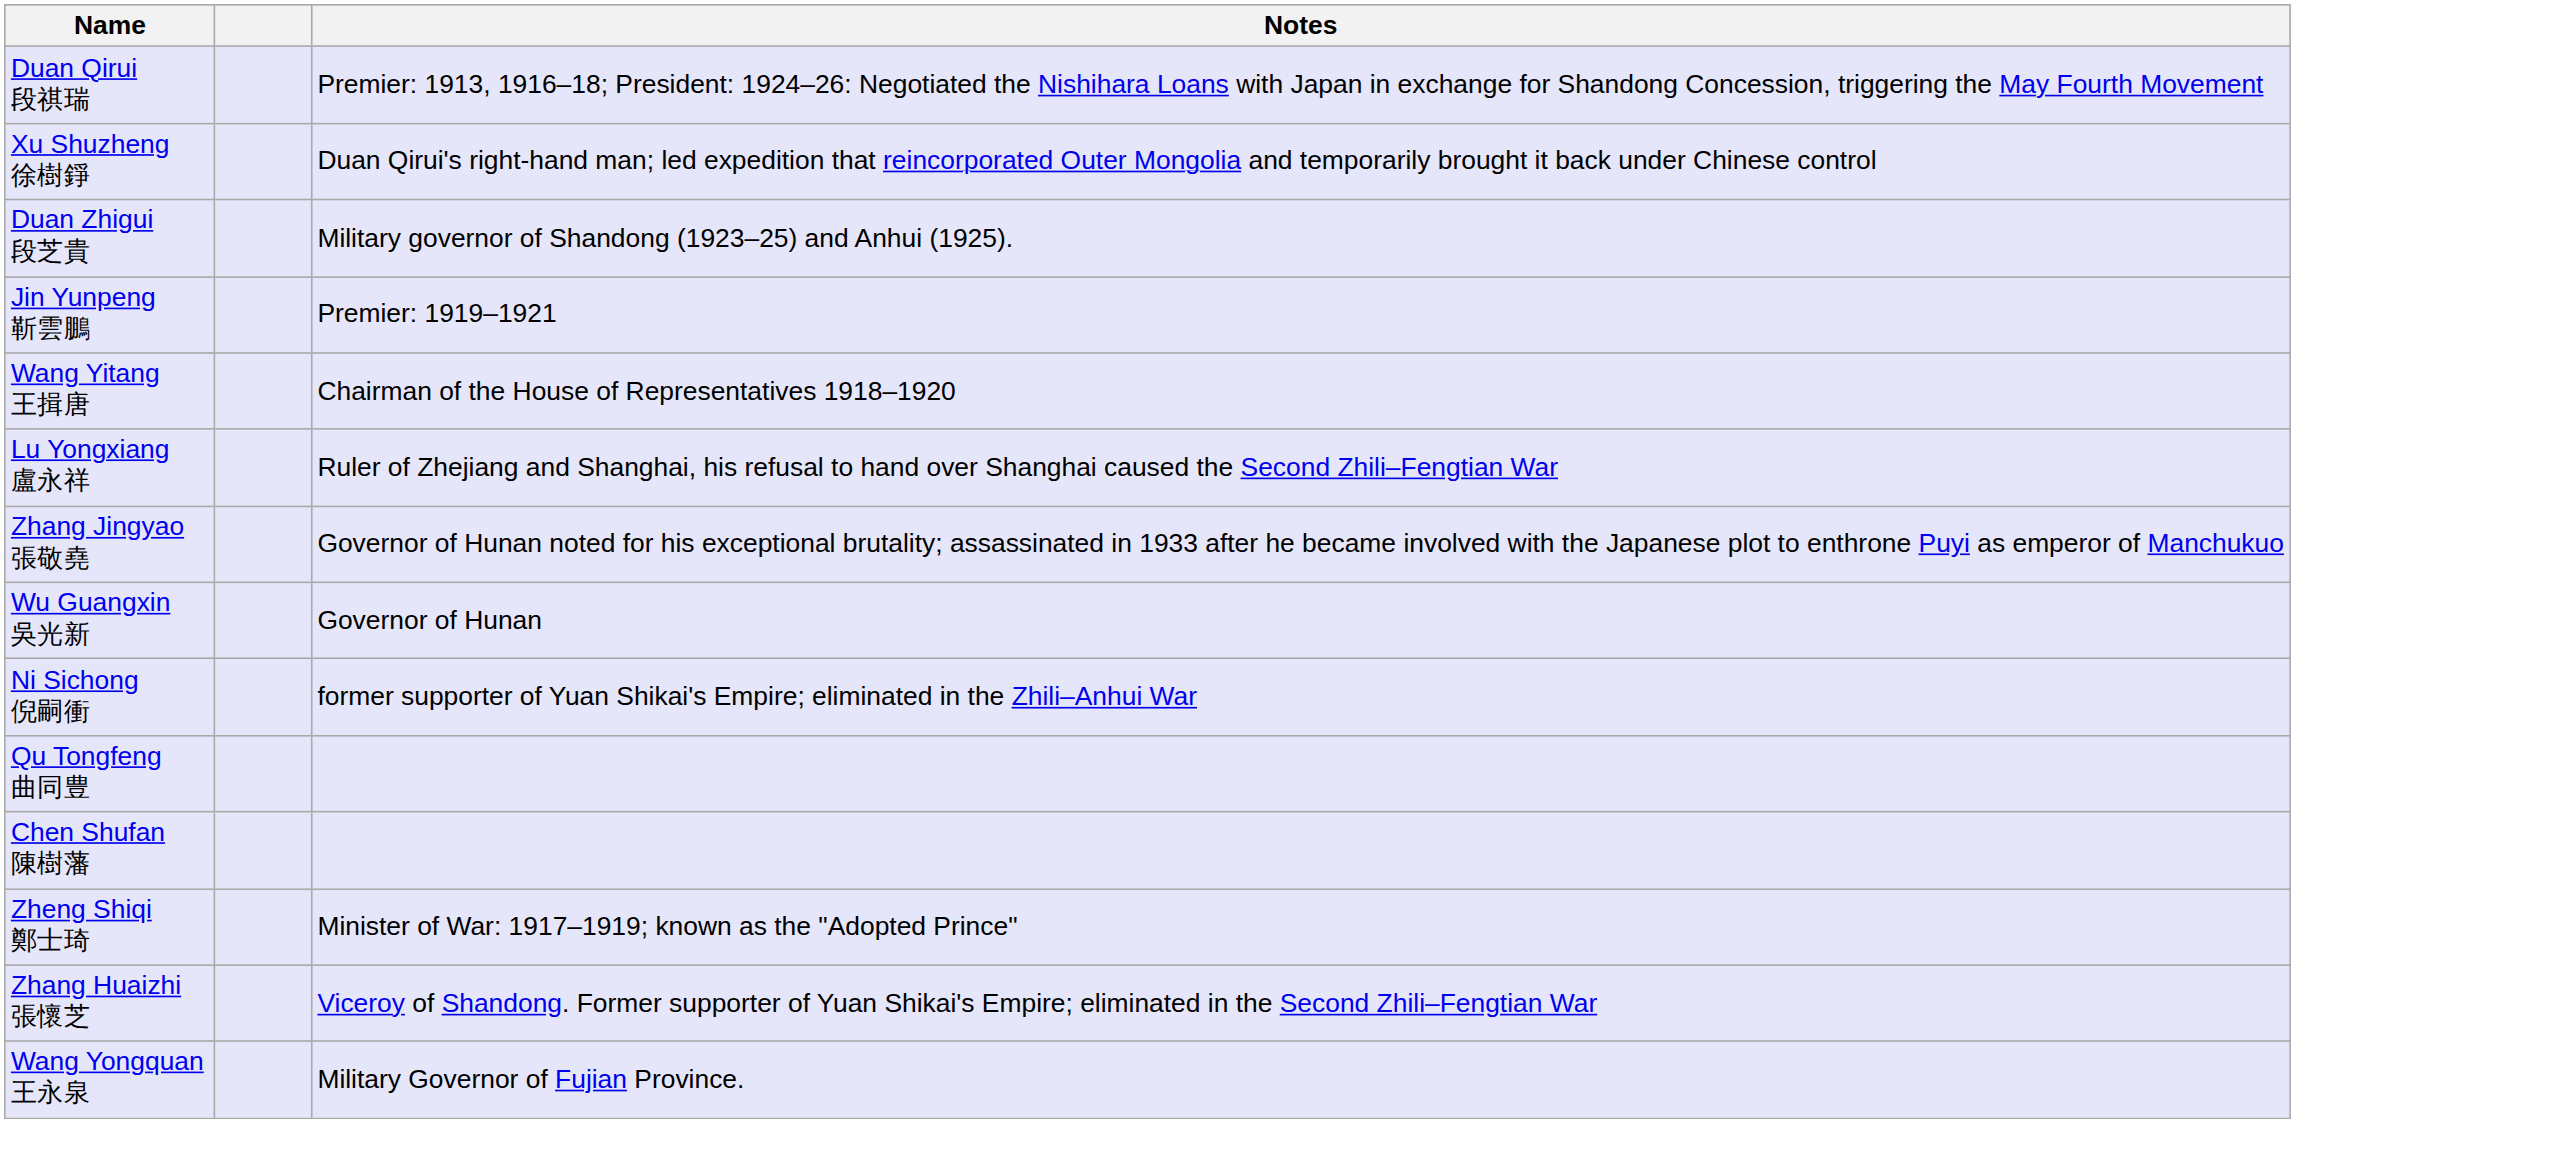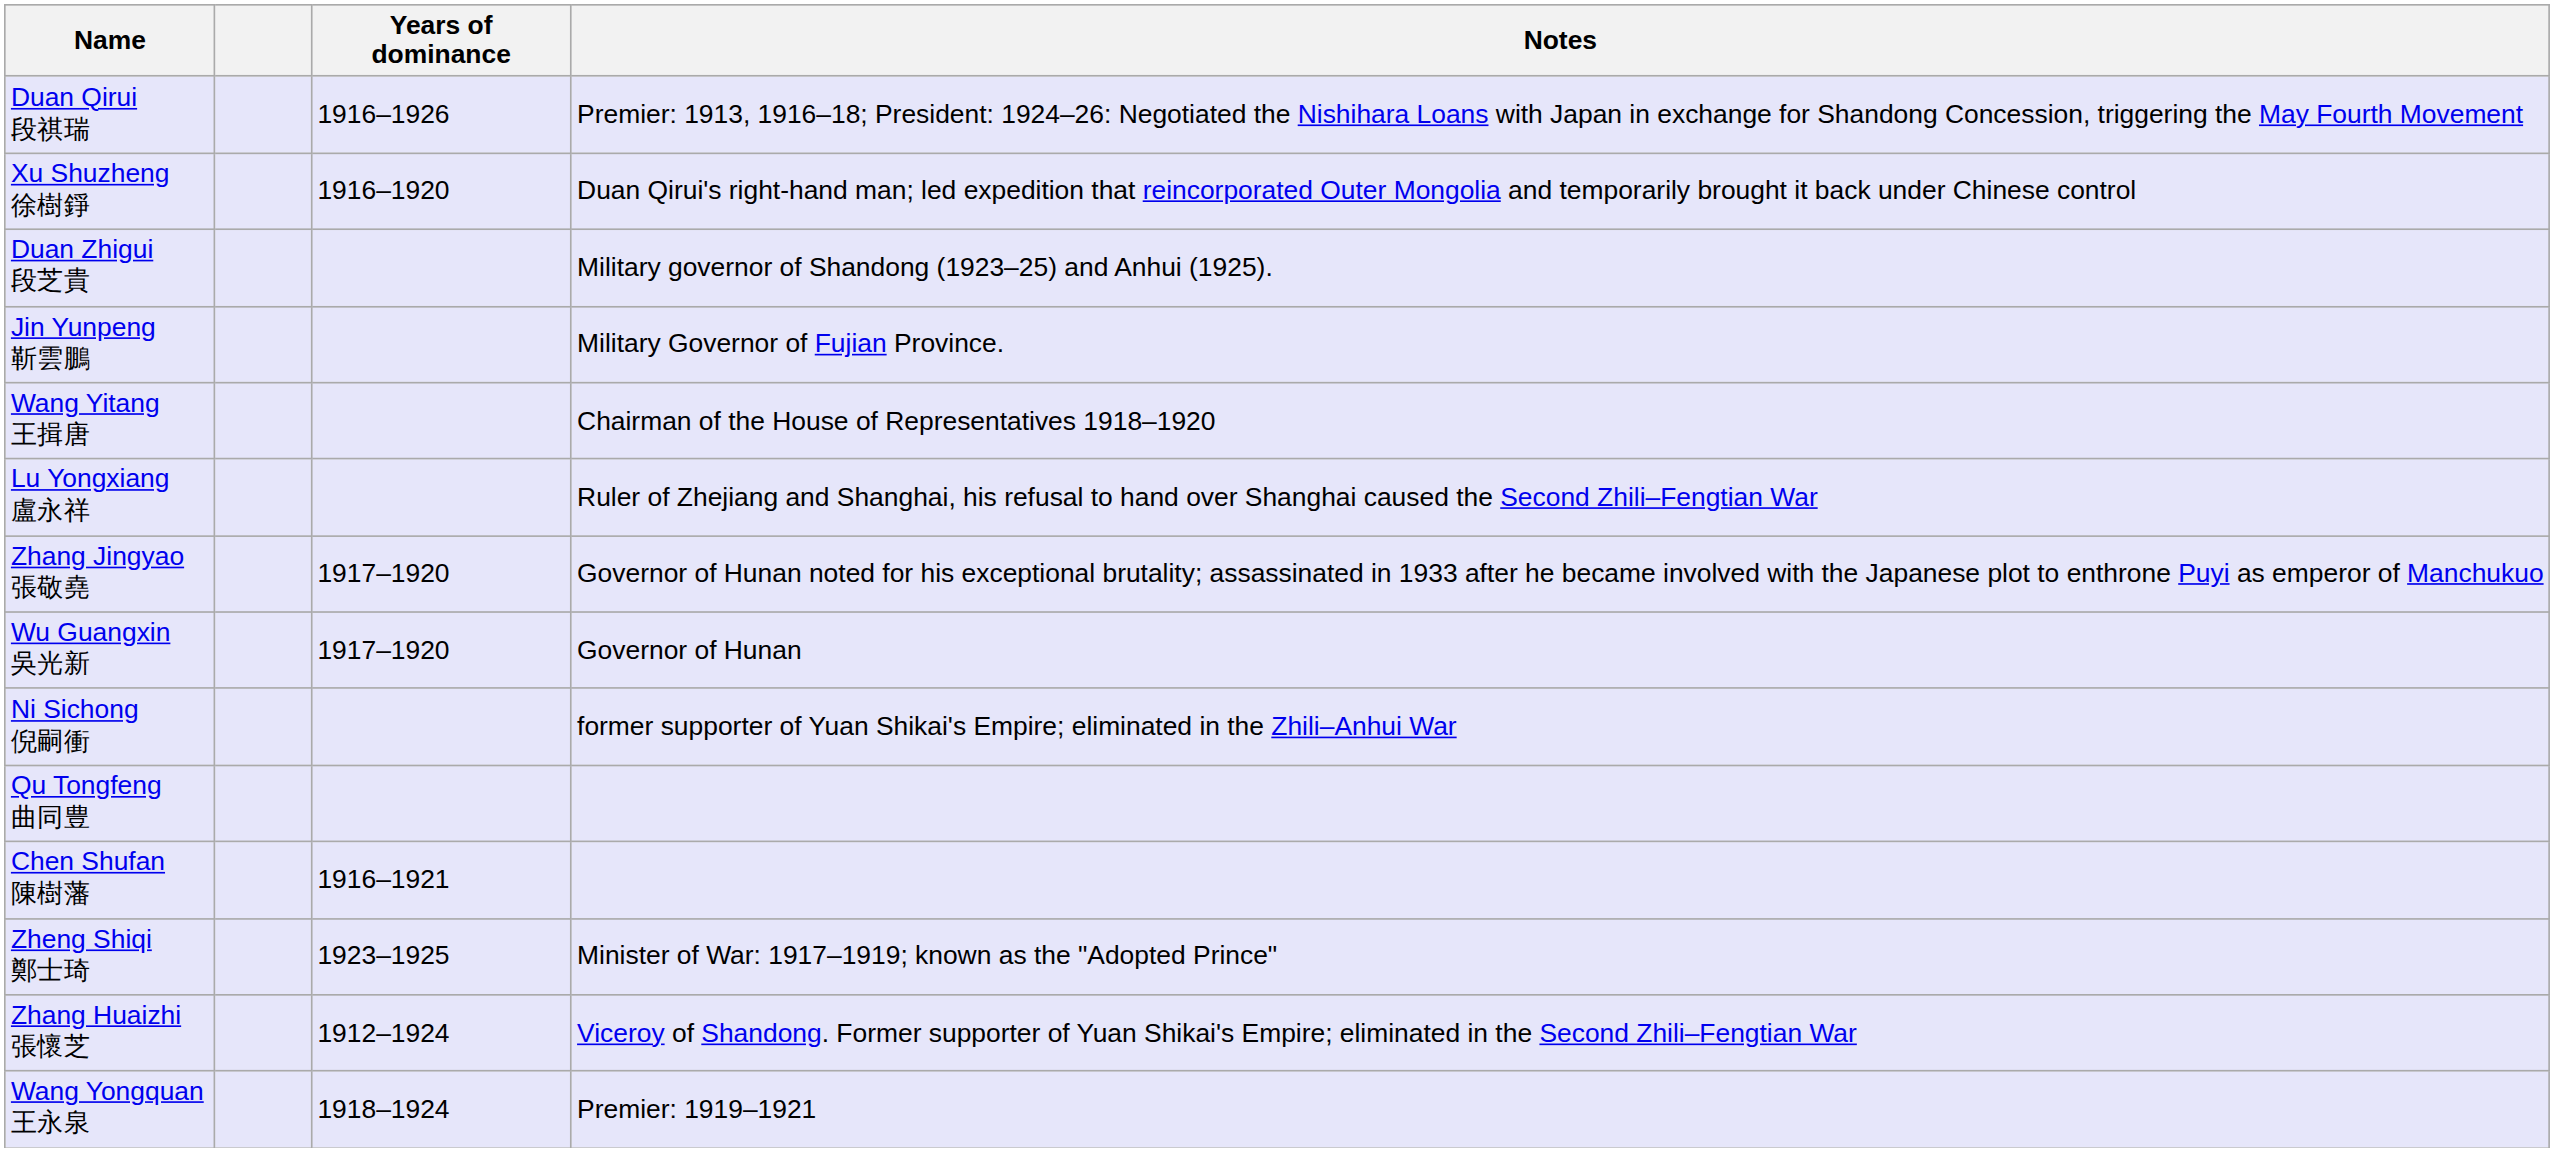+ column: (441, 40)
(437, 314) Premier: 1919–1921 -> (791, 343) Military Governor of Fujian Province.
(531, 1079) Military Governor of Fujian Province. -> (697, 1109) Premier: 1919–1921
